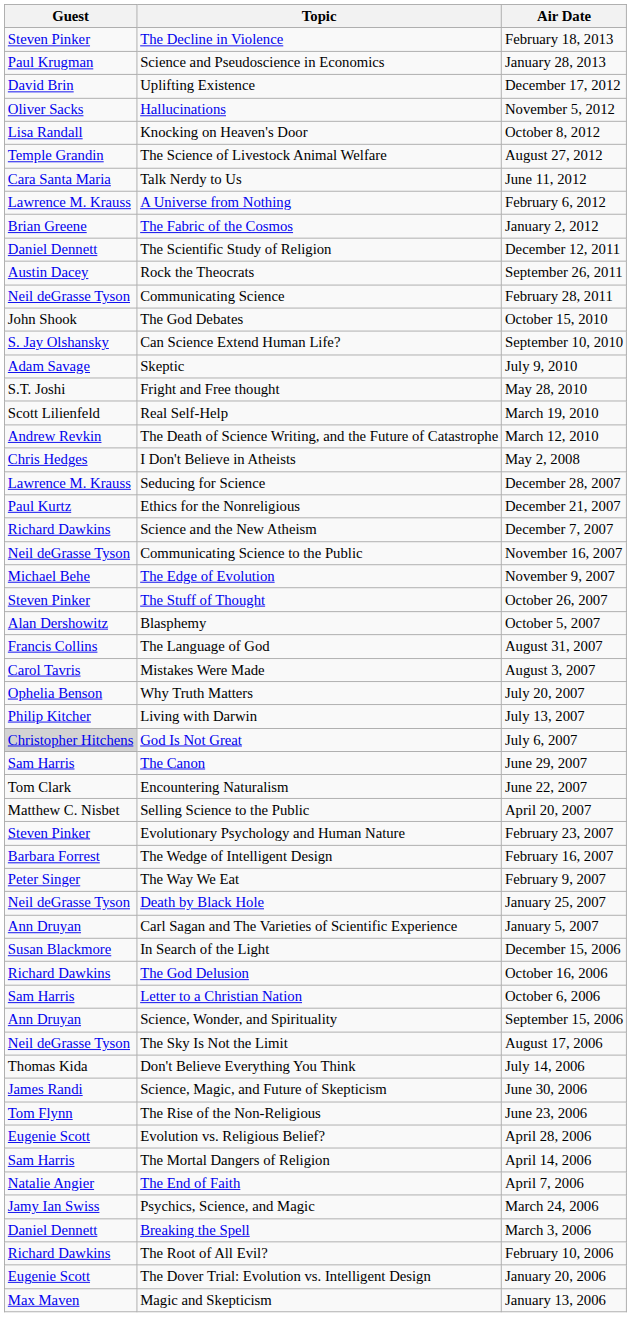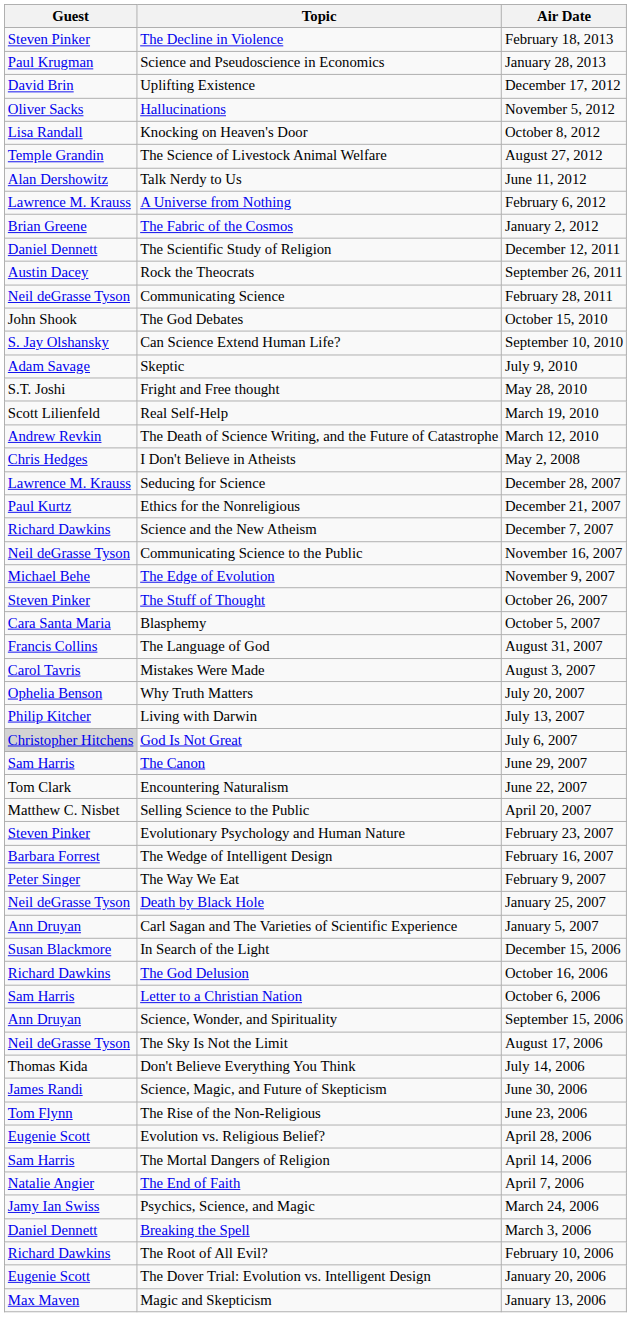(59, 179) Cara Santa Maria -> (58, 179) Alan Dershowitz
(58, 623) Alan Dershowitz -> (59, 623) Cara Santa Maria
